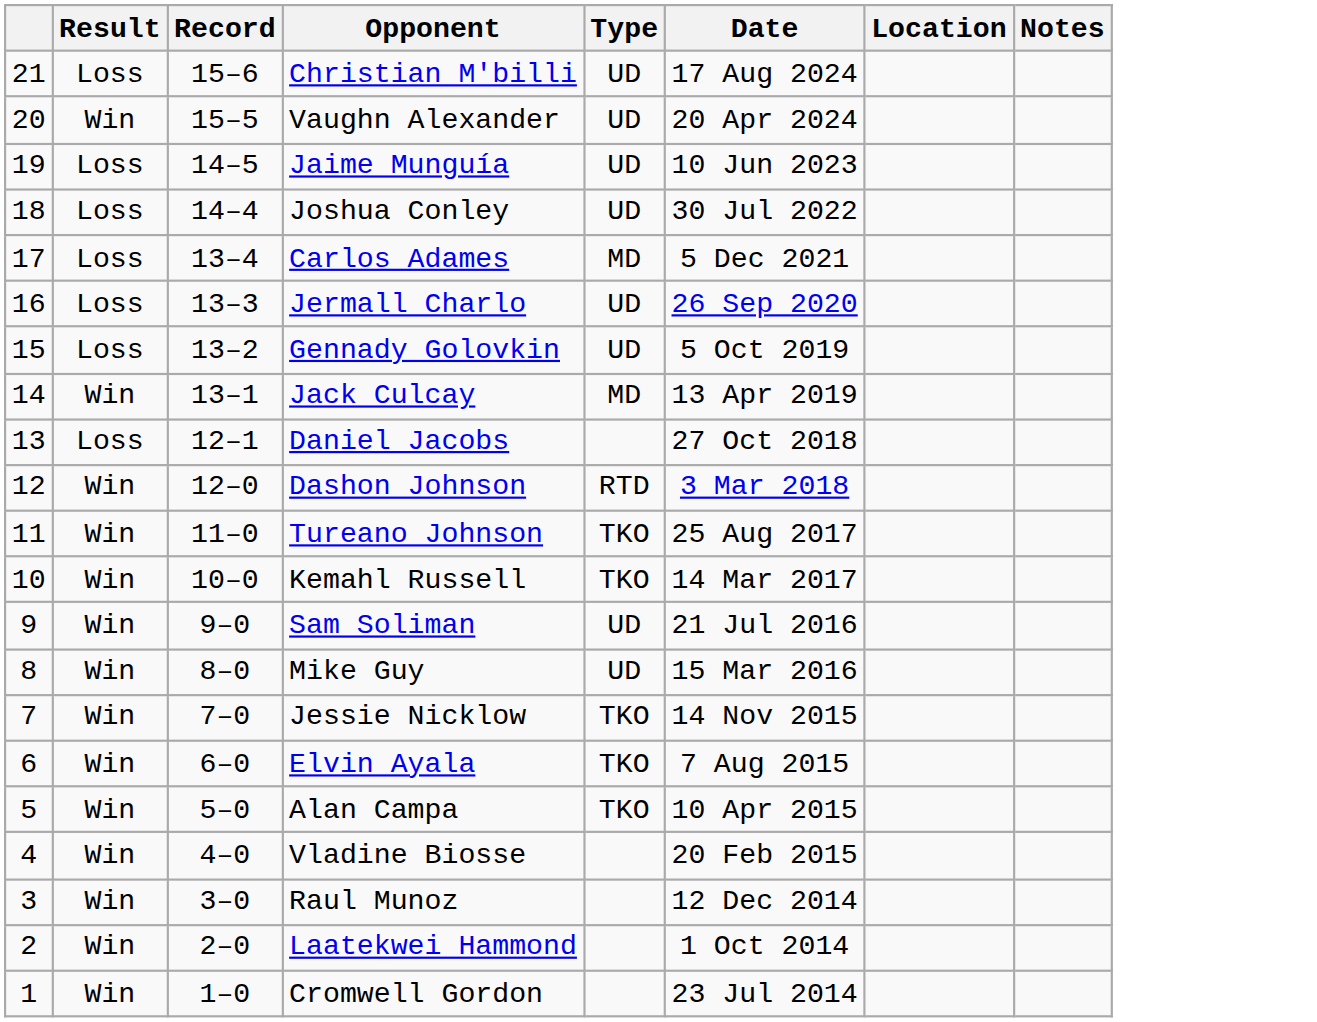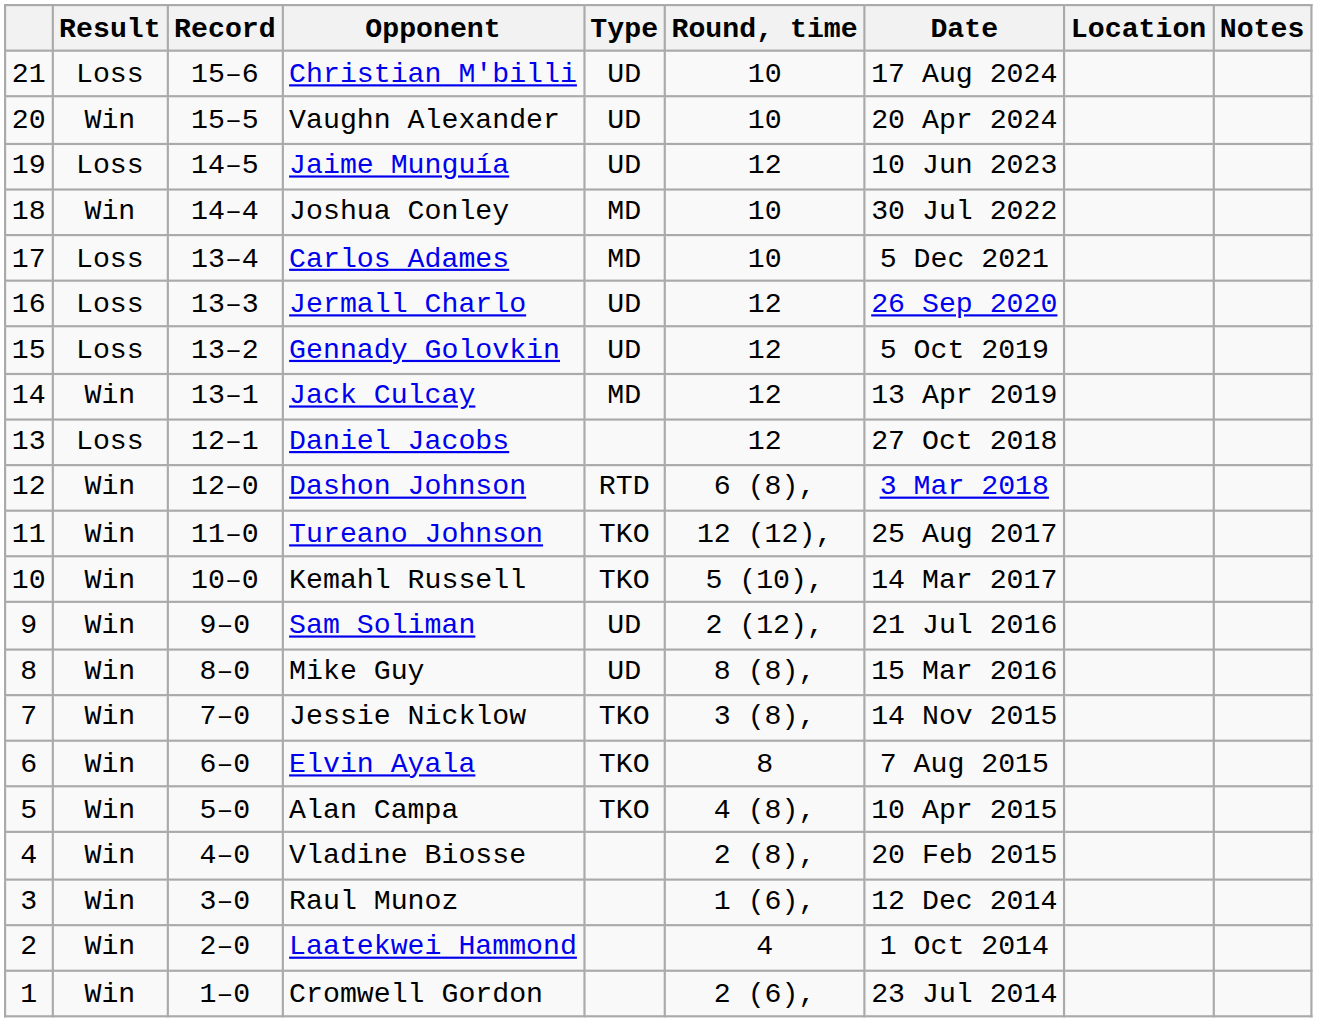+ column: (765, 28)
(110, 212) Loss -> (110, 212) Win
(624, 212) UD -> (624, 212) MD
